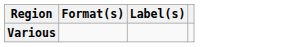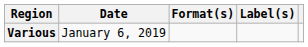+ column: (114, 14)
